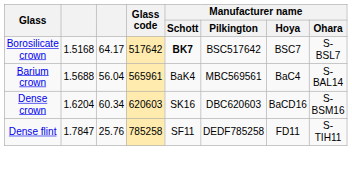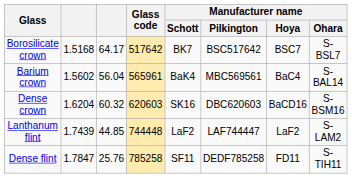(183, 50) bold -> (183, 50) normal
(79, 77) 1.5688 -> (79, 77) 1.5602
(111, 104) 60.34 -> (111, 104) 60.32
+ row: (33, 132)
